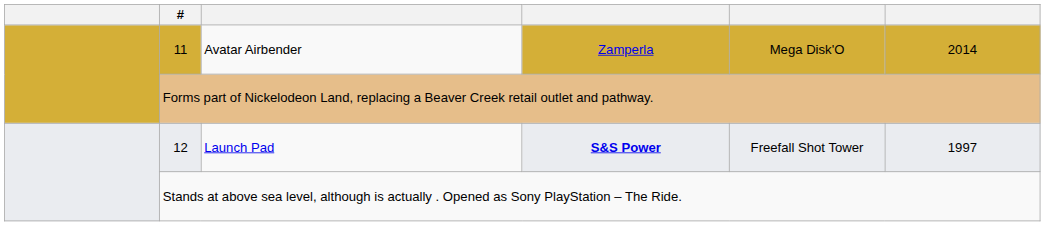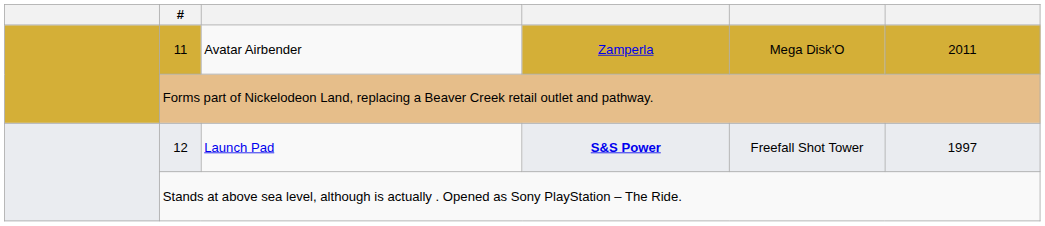(962, 49) 2014 -> (962, 49) 2011
